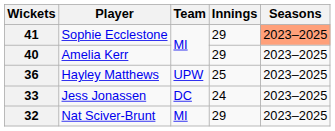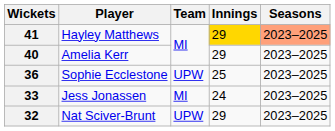(115, 34) Sophie Ecclestone -> (110, 34) Hayley Matthews
(219, 34) no background -> (219, 34) gold background
(110, 75) Hayley Matthews -> (115, 75) Sophie Ecclestone
(183, 95) DC -> (181, 95) MI
(181, 116) MI -> (188, 116) UPW
